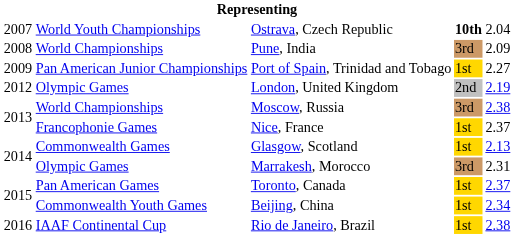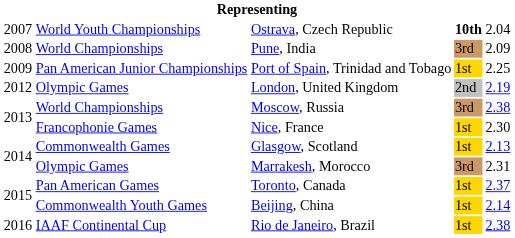(498, 68) 2.27 -> (498, 68) 2.25
(498, 127) 2.37 -> (498, 127) 2.30
(498, 205) 2.34 -> (498, 205) 2.14
